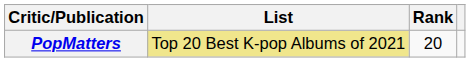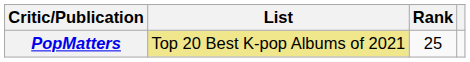(433, 43) 20 -> (433, 43) 25
